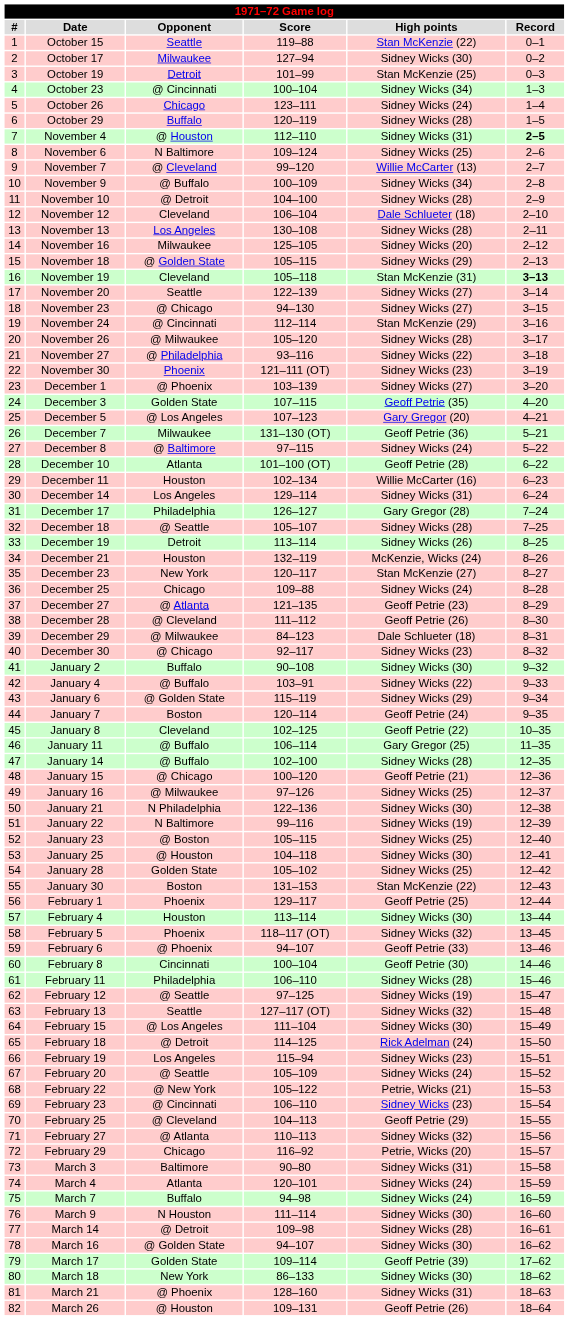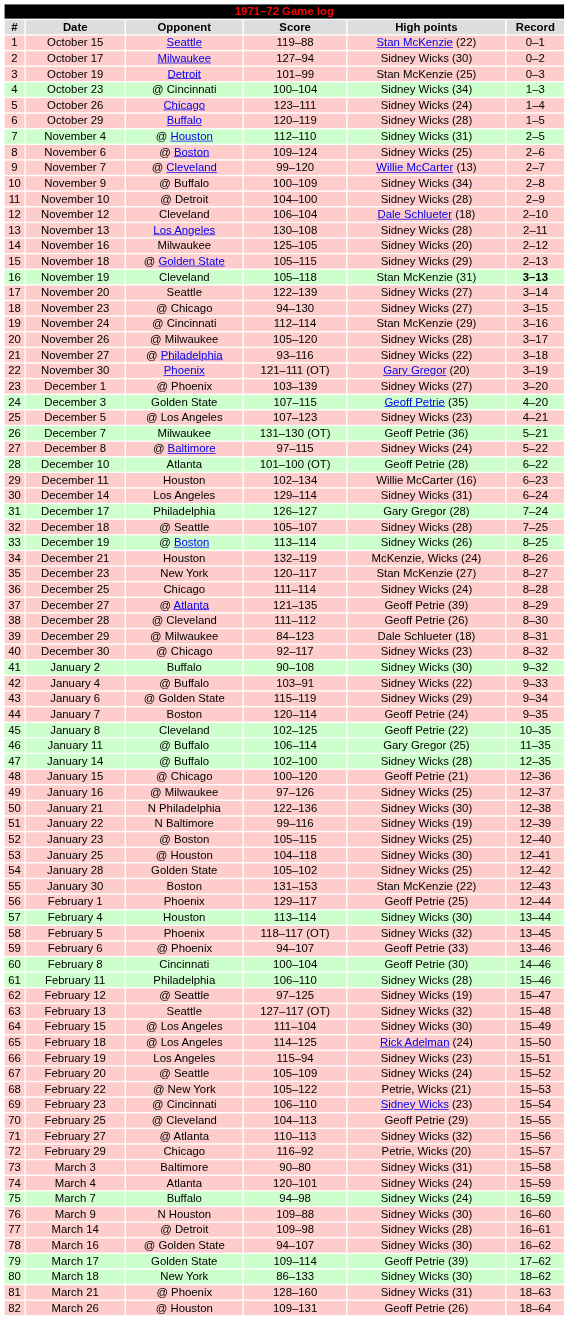(535, 136) bold -> (535, 136) normal
(184, 152) N Baltimore -> (184, 152) @ Boston
(426, 370) Sidney Wicks (23) -> (426, 370) Gary Gregor (20)
(426, 417) Gary Gregor (20) -> (426, 417) Sidney Wicks (23)
(184, 542) Detroit -> (184, 542) @ Boston
(295, 589) 109–88 -> (295, 589) 111–114
(426, 605) Geoff Petrie (23) -> (426, 605) Geoff Petrie (39)
(184, 1042) @ Detroit -> (184, 1042) @ Los Angeles
(295, 1214) 111–114 -> (295, 1214) 109–88
